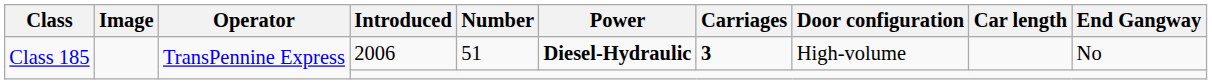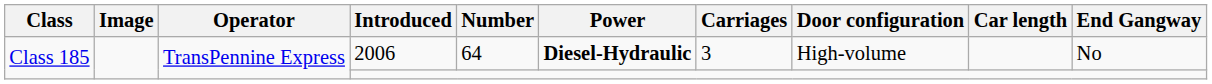(472, 53) 51 -> (472, 53) 64
(706, 53) bold -> (706, 53) normal
